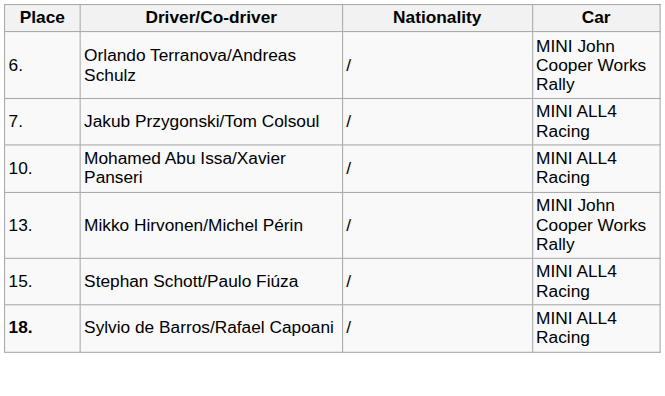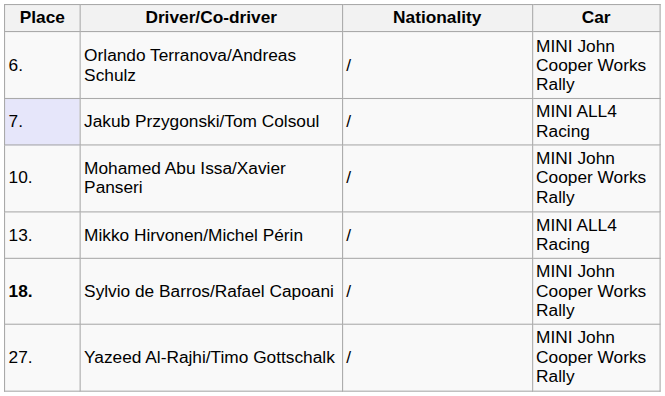(16, 121) no background -> (16, 121) lavender background
(576, 168) MINI ALL4 Racing -> (591, 178) MINI John Cooper Works Rally
(591, 225) MINI John Cooper Works Rally -> (576, 234) MINI ALL4 Racing
- row: (191, 281)
(576, 328) MINI ALL4 Racing -> (591, 291) MINI John Cooper Works Rally
+ row: (209, 357)
